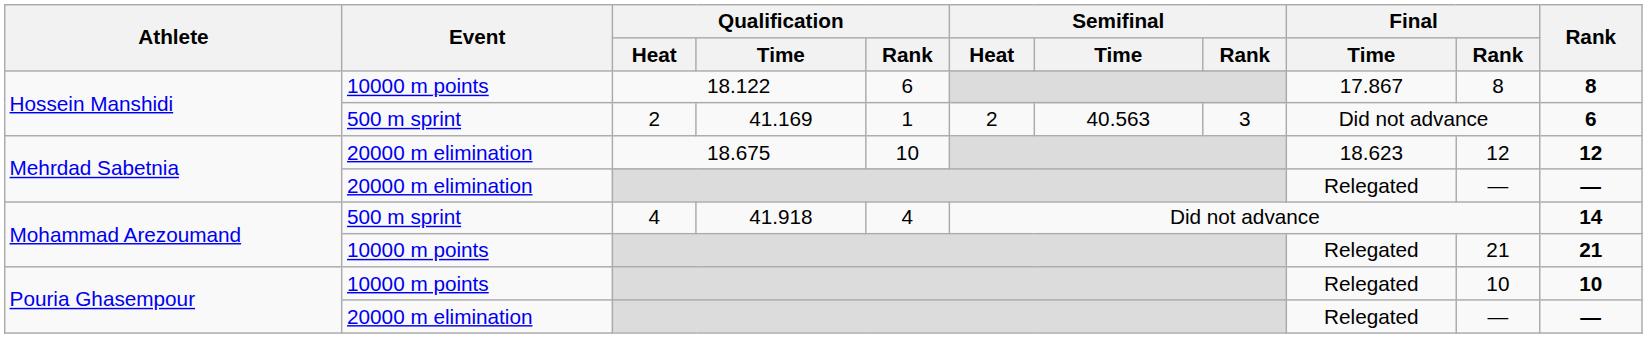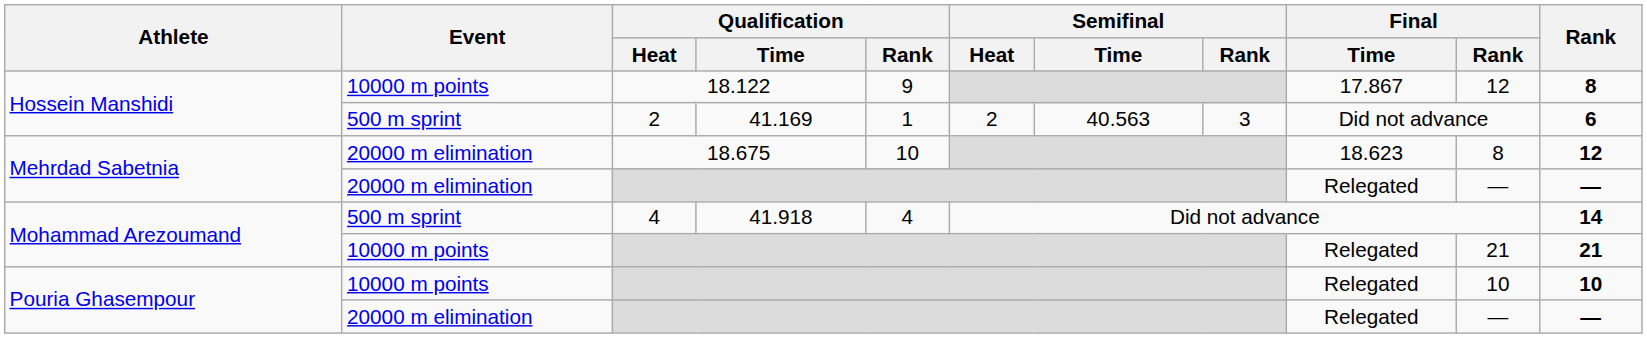(907, 87) 6 -> (907, 87) 9
(1498, 87) 8 -> (1498, 87) 12
(1498, 153) 12 -> (1498, 153) 8
